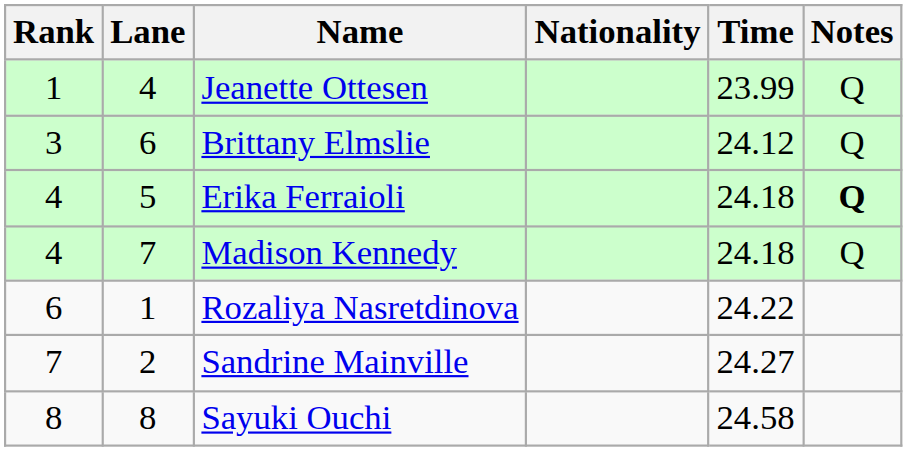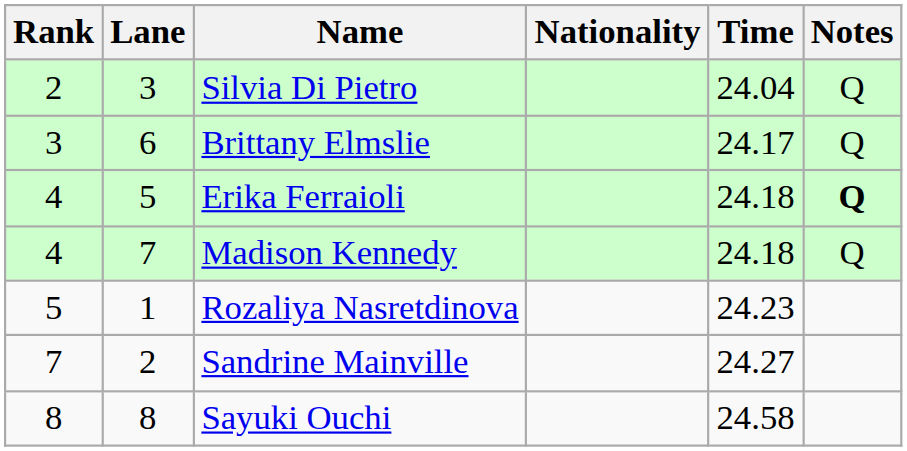- row: (315, 87)
+ row: (309, 87)
(756, 142) 24.12 -> (756, 142) 24.17
(54, 307) 6 -> (54, 307) 5
(756, 307) 24.22 -> (756, 307) 24.23
